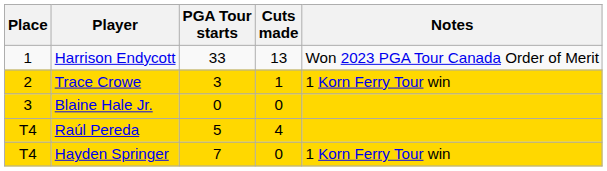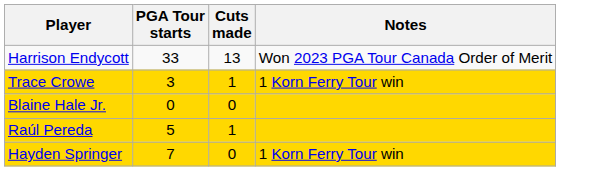- column: (28, 25)
(279, 130) 4 -> (232, 130) 1
